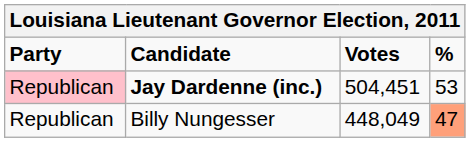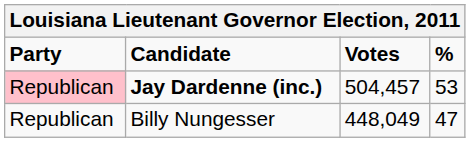(382, 86) 504,451 -> (382, 86) 504,457
(447, 119) lightsalmon background -> (447, 119) no background
